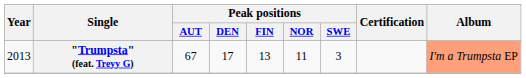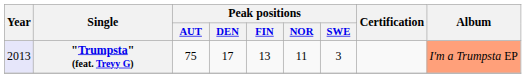(19, 56) no background -> (19, 56) lavender background
(191, 56) 67 -> (191, 56) 75
